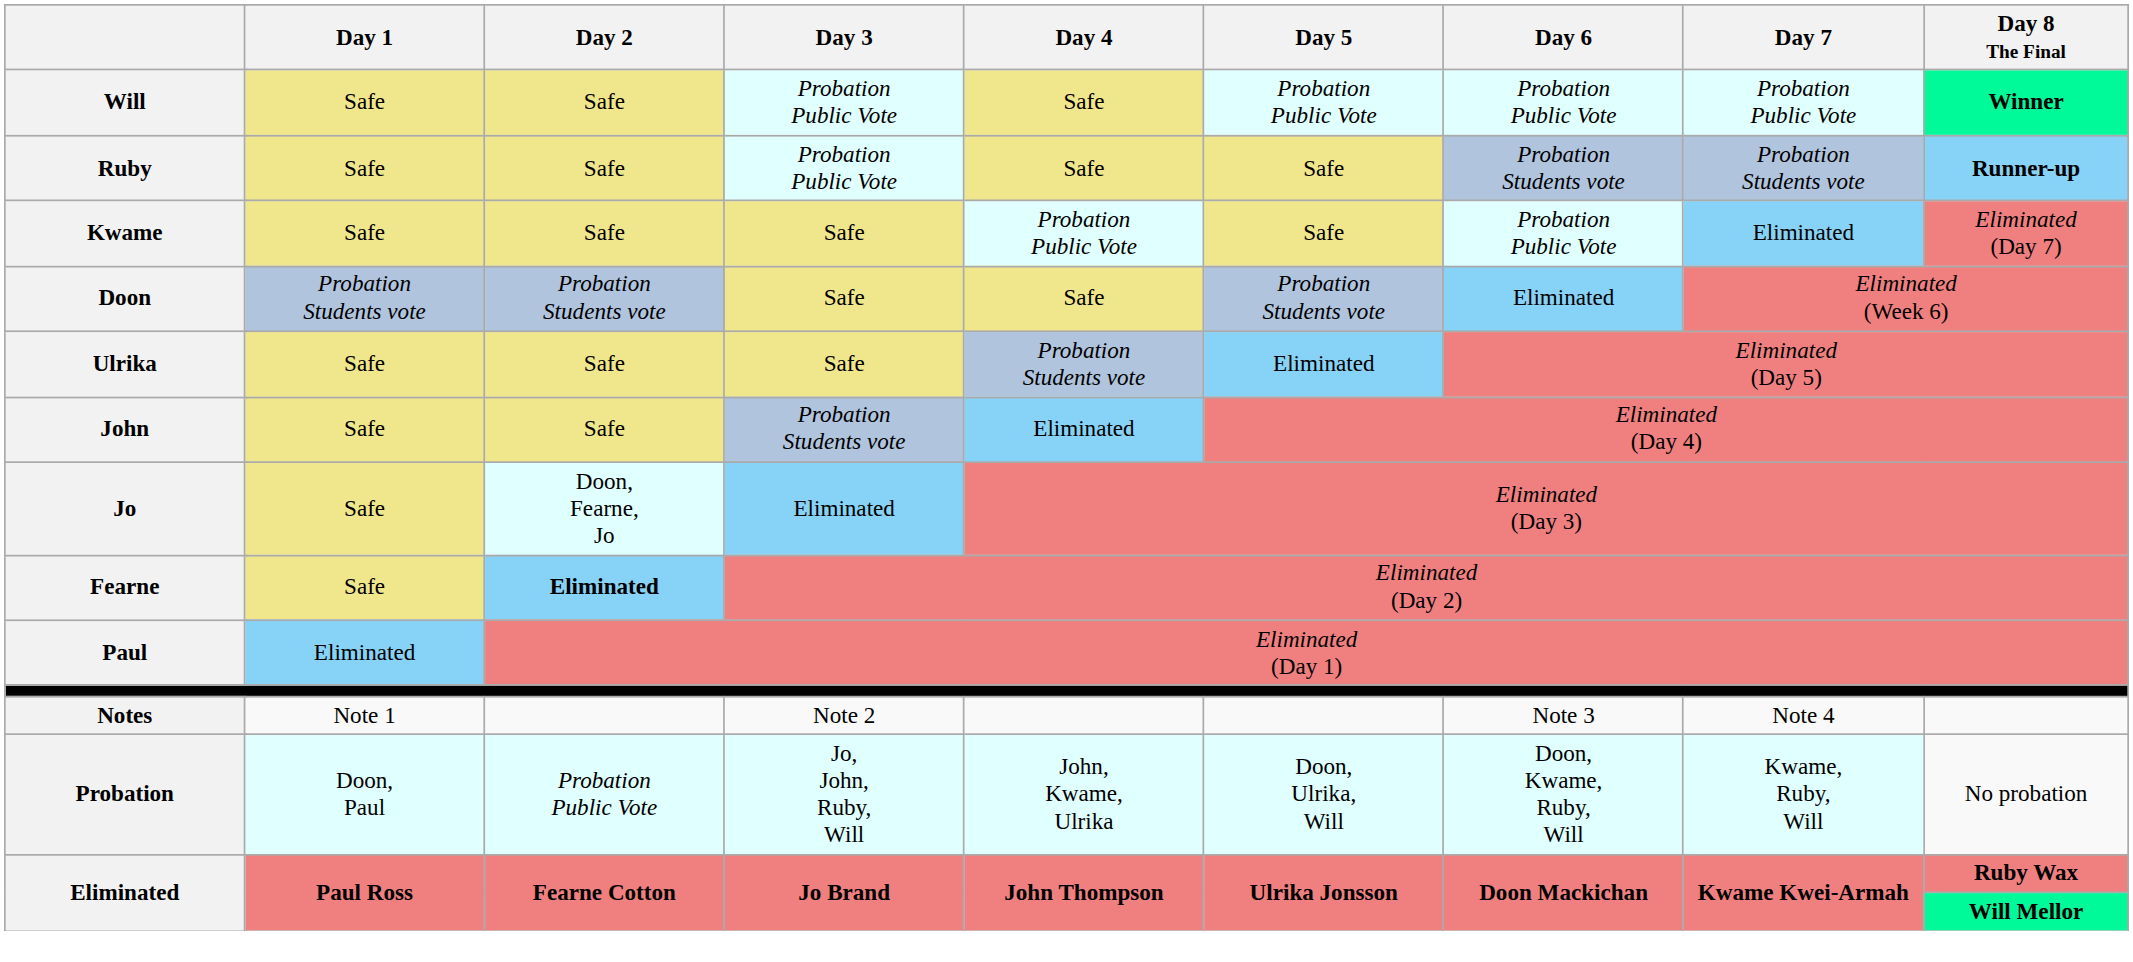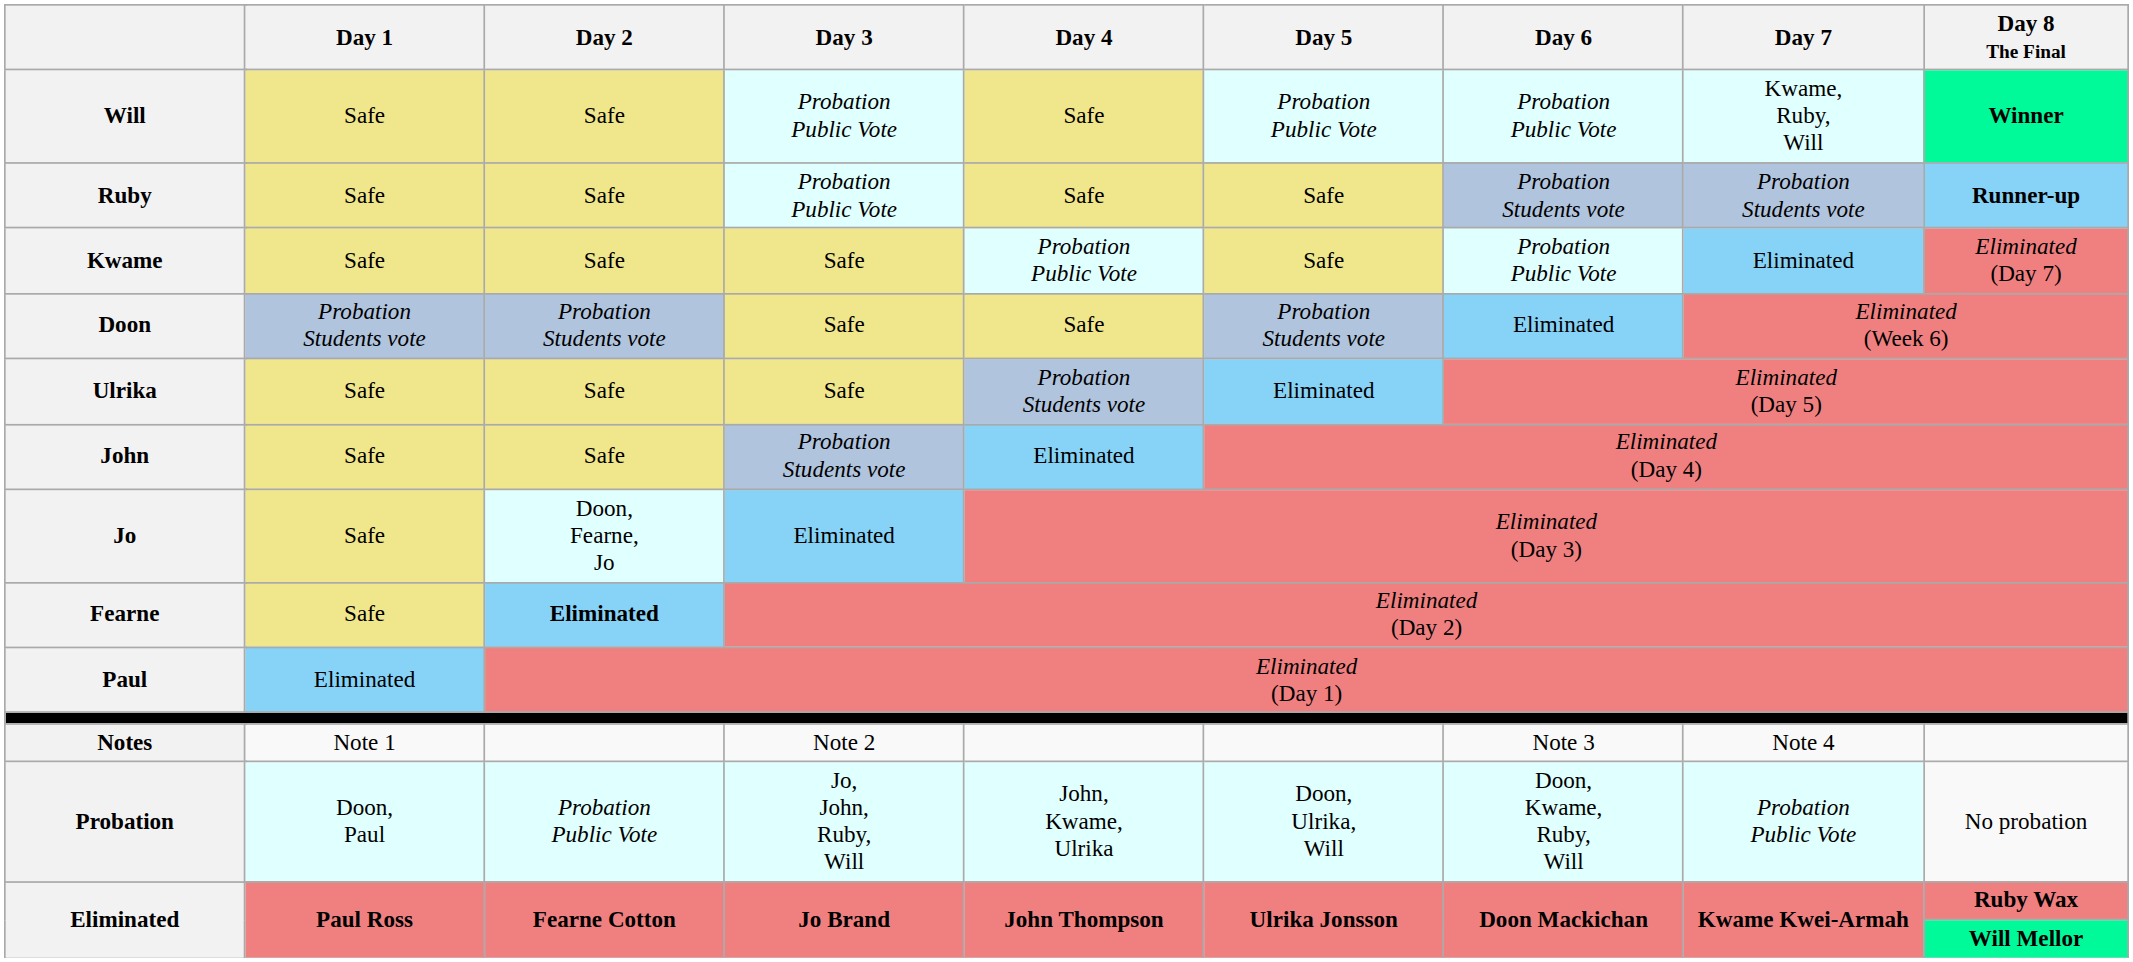(1803, 102) Probation Public Vote -> (1803, 115) Kwame, Ruby, Will
(1803, 793) Kwame, Ruby, Will -> (1803, 820) Probation Public Vote
